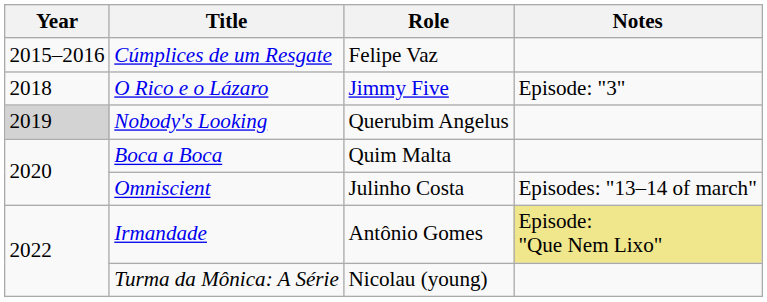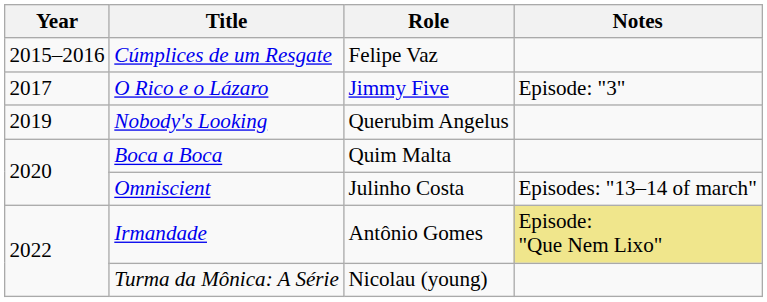(31, 88) 2018 -> (31, 88) 2017
(31, 121) lightgrey background -> (31, 121) no background
